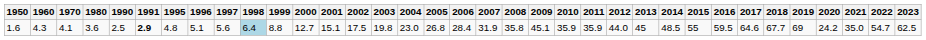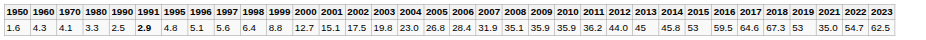- column: (829, 12)
(92, 27) 3.6 -> (92, 27) 3.3
(249, 27) lightblue background -> (249, 27) no background
(514, 27) 35.8 -> (514, 27) 35.1
(540, 27) 45.1 -> (540, 27) 35.9
(593, 27) 35.9 -> (593, 27) 36.2
(671, 27) 48.5 -> (671, 27) 45.8
(693, 27) 55 -> (693, 27) 53
(776, 27) 67.7 -> (776, 27) 67.3
(798, 27) 69 -> (798, 27) 53
